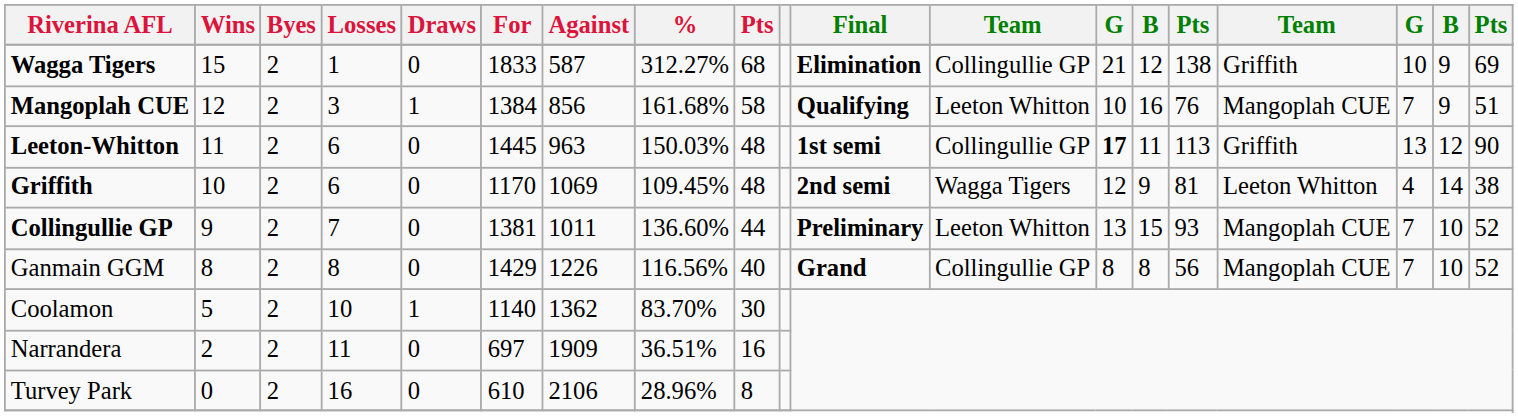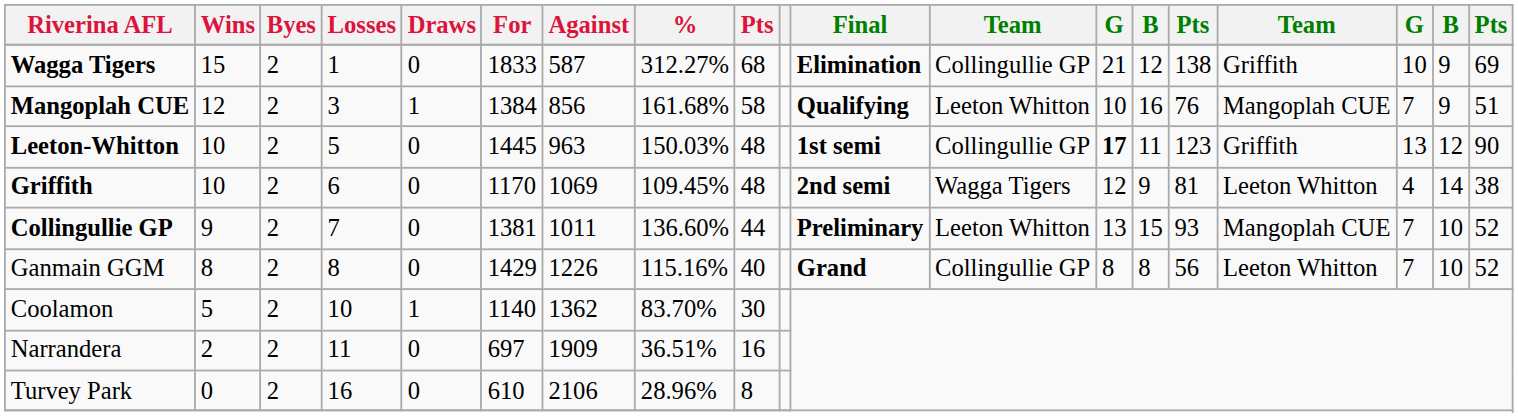(213, 146) 11 -> (213, 146) 10
(334, 146) 6 -> (334, 146) 5
(1192, 146) 113 -> (1193, 146) 123
(684, 268) 116.56% -> (684, 268) 115.16%
(1307, 268) Mangoplah CUE -> (1300, 268) Leeton Whitton
